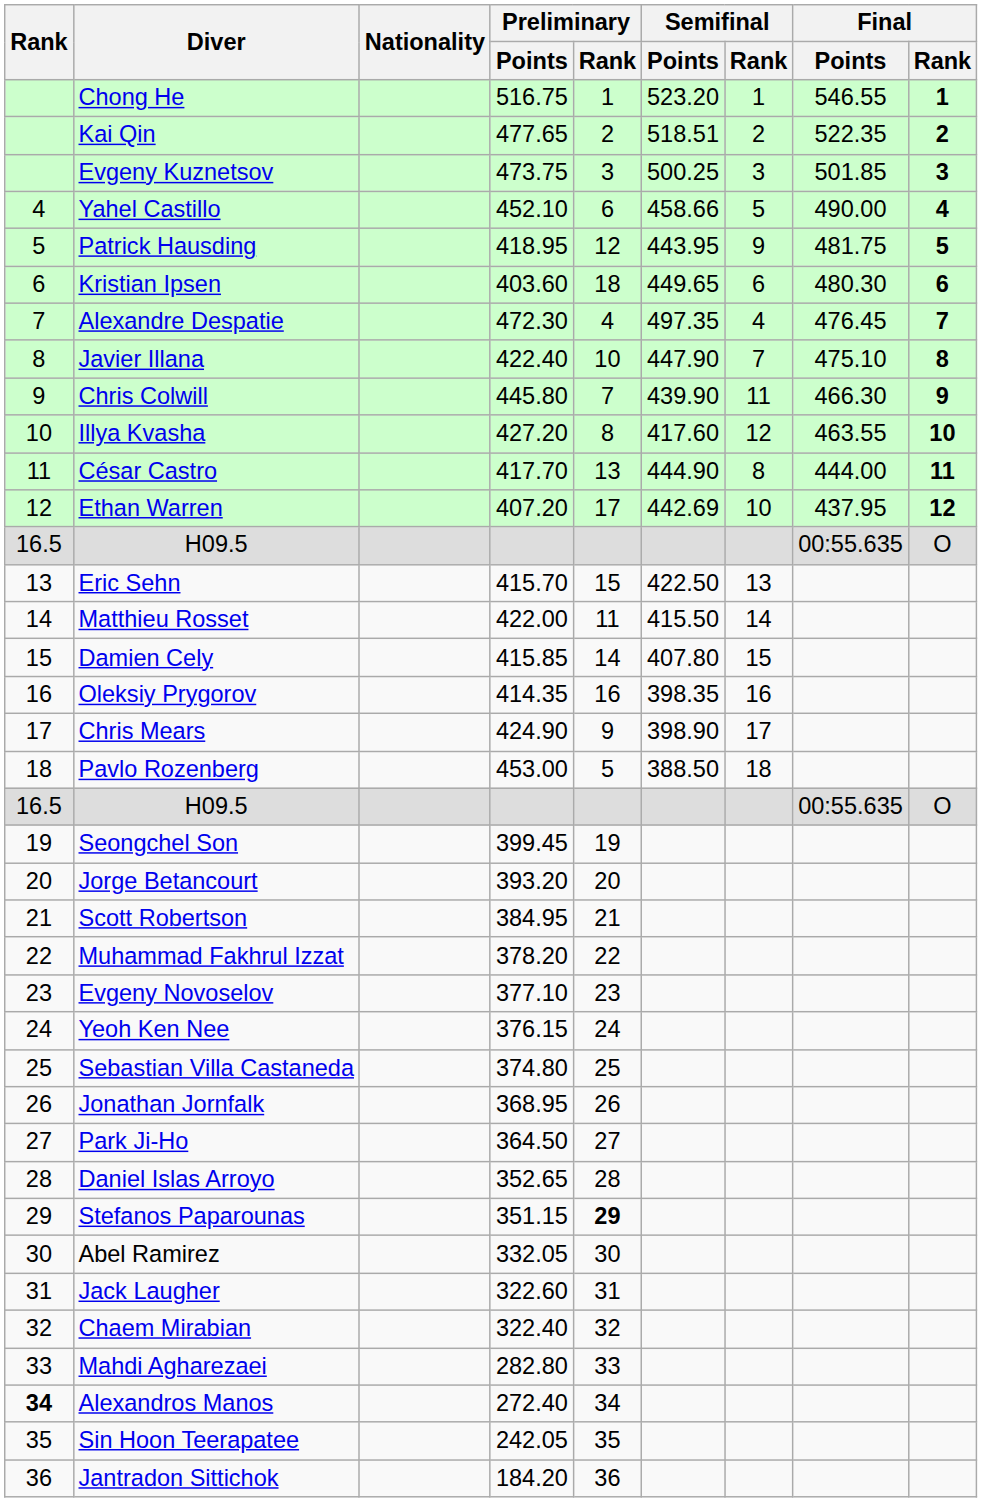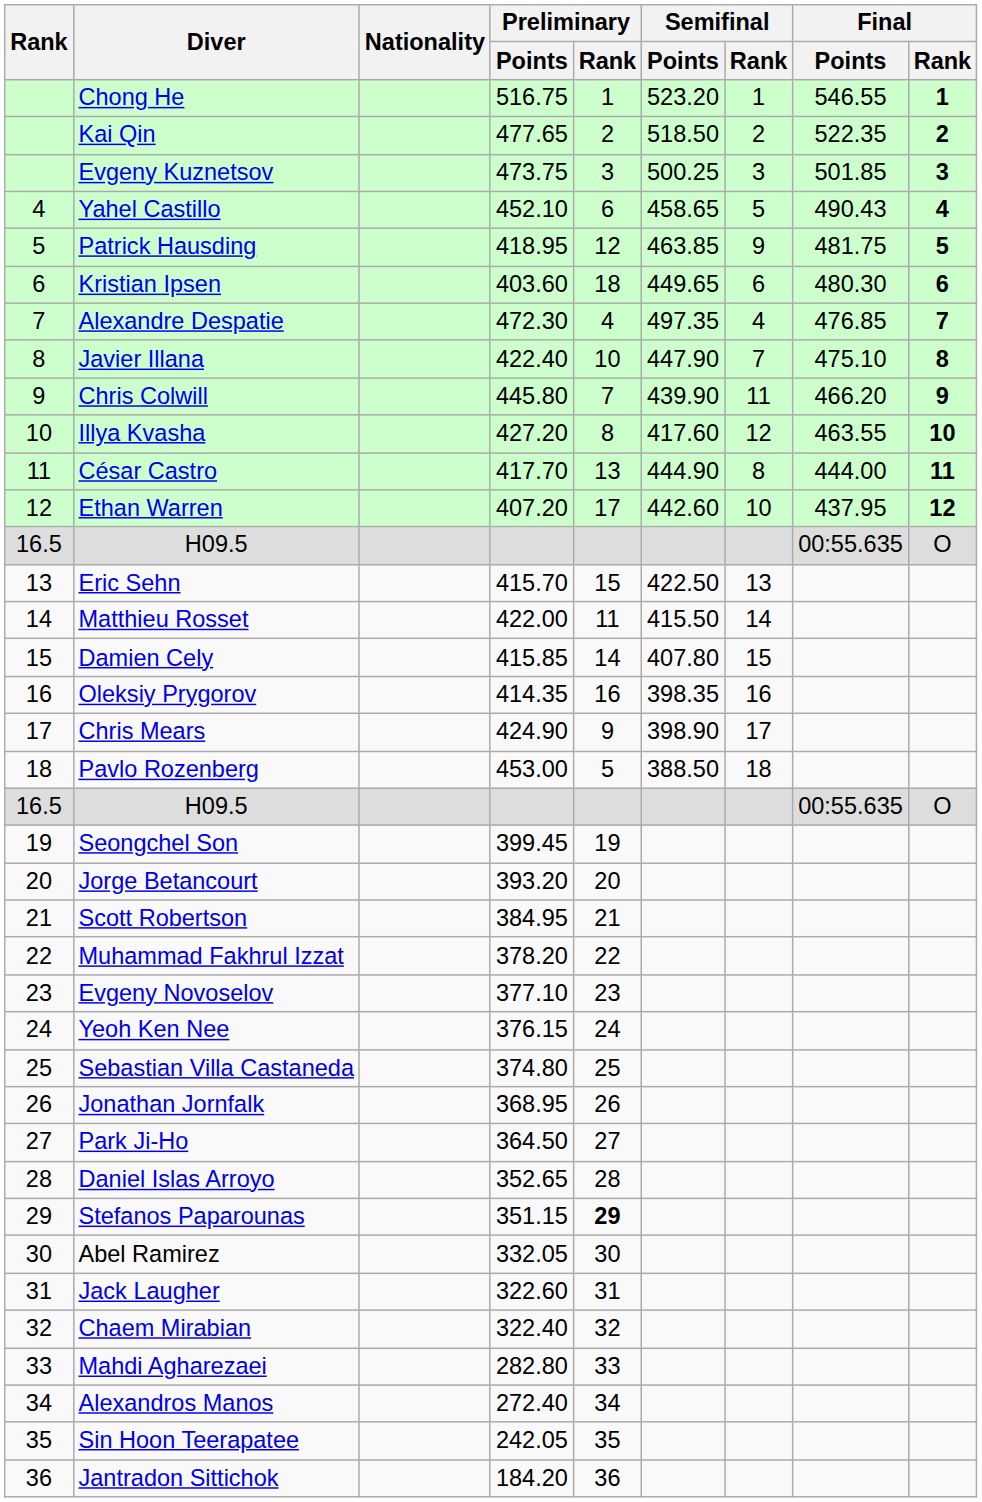(683, 135) 518.51 -> (683, 135) 518.50
(683, 209) 458.66 -> (683, 209) 458.65
(850, 209) 490.00 -> (850, 209) 490.43
(683, 246) 443.95 -> (683, 246) 463.85
(850, 321) 476.45 -> (850, 321) 476.85
(850, 396) 466.30 -> (850, 396) 466.20
(683, 508) 442.69 -> (683, 508) 442.60
(39, 1403) bold -> (39, 1403) normal
